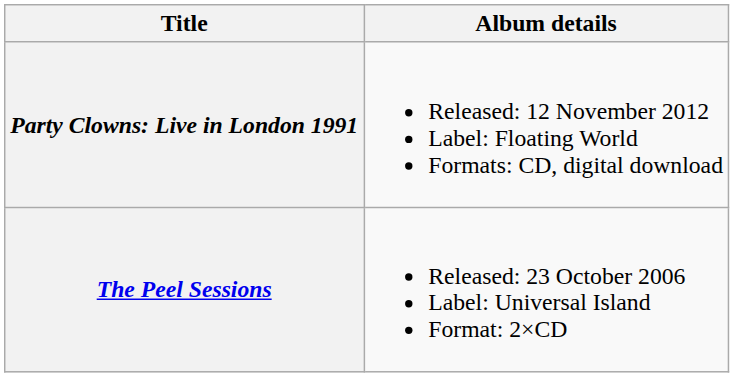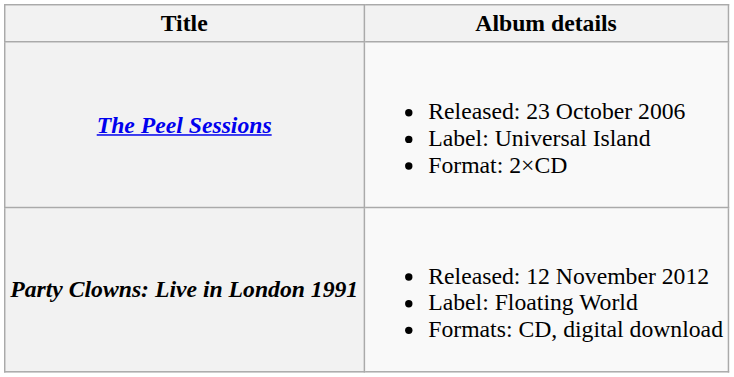rows swapped: (184, 289) <-> (184, 124)
